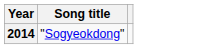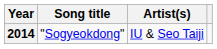+ column: (167, 14)
